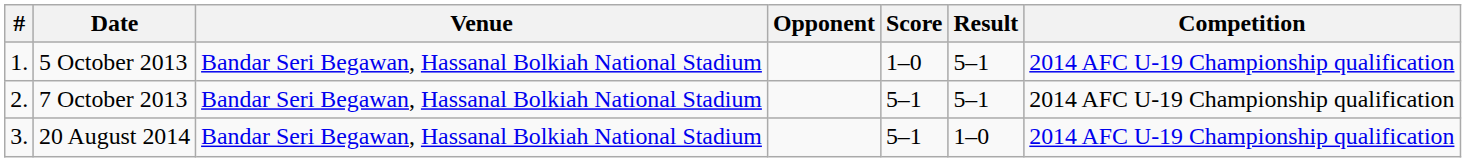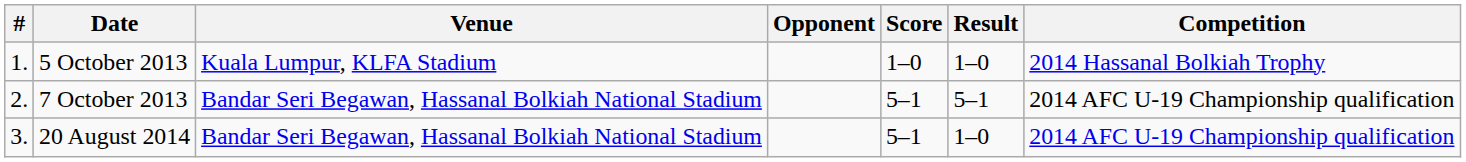(481, 61) Bandar Seri Begawan, Hassanal Bolkiah National Stadium -> (349, 61) Kuala Lumpur, KLFA Stadium
(971, 61) 5–1 -> (971, 61) 1–0
(1242, 61) 2014 AFC U-19 Championship qualification -> (1177, 61) 2014 Hassanal Bolkiah Trophy
